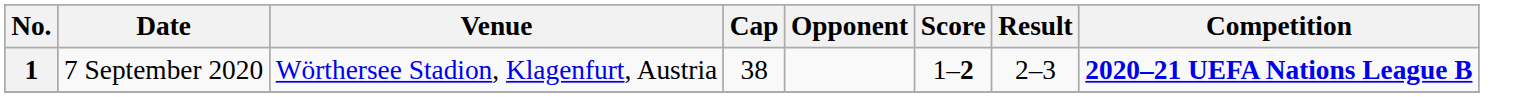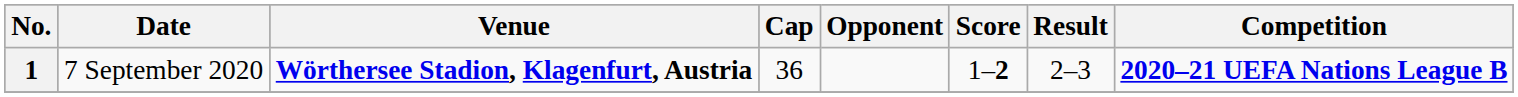(496, 69) normal -> (514, 69) bold
(754, 69) 38 -> (789, 69) 36
